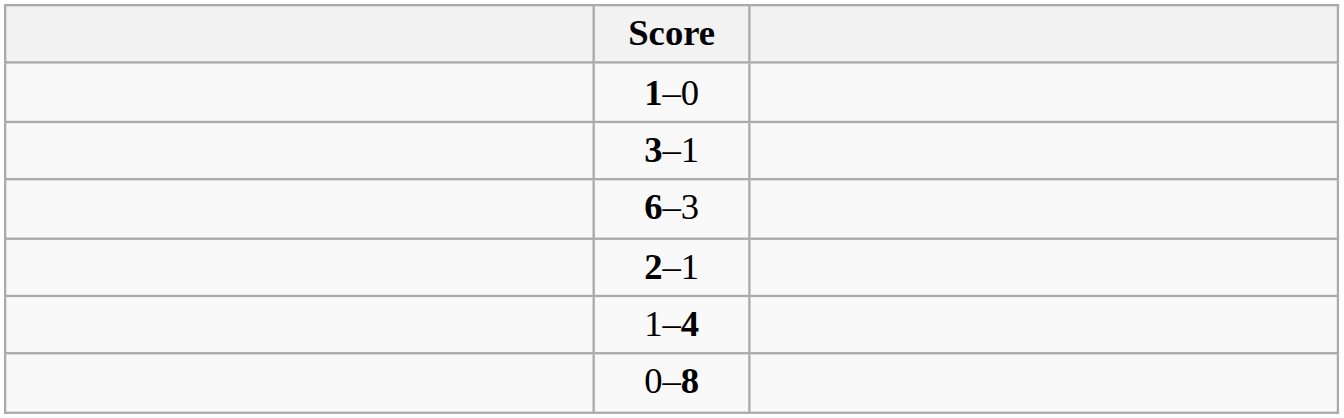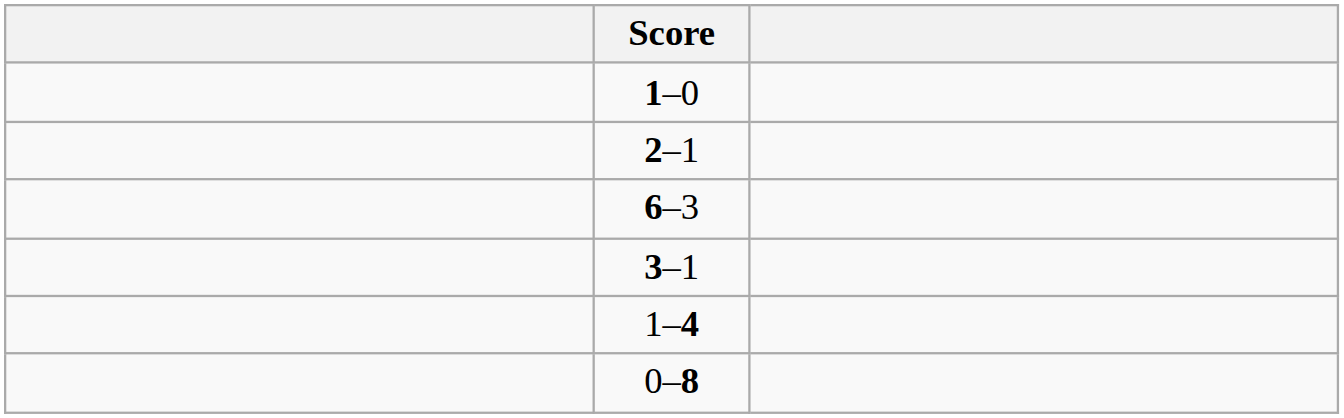rows swapped: (672, 265) <-> (672, 149)
